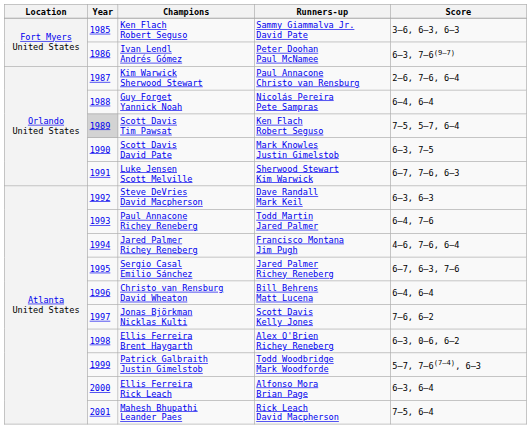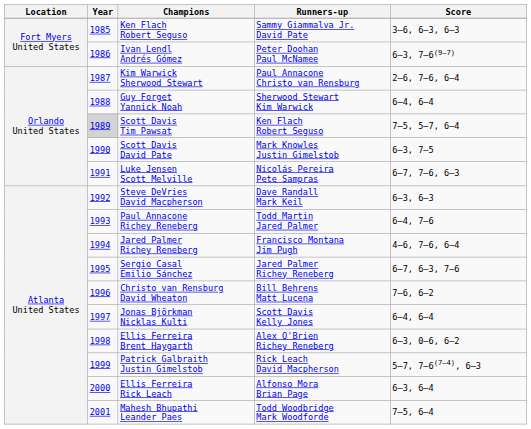(295, 102) Nicolás Pereira Pete Sampras -> (298, 102) Sherwood Stewart Kim Warwick
(298, 174) Sherwood Stewart Kim Warwick -> (295, 174) Nicolás Pereira Pete Sampras
(413, 293) 6–4, 6–4 -> (413, 293) 7–6, 6–2
(413, 317) 7–6, 6–2 -> (413, 317) 6–4, 6–4
(295, 365) Todd Woodbridge Mark Woodforde -> (298, 365) Rick Leach David Macpherson
(298, 412) Rick Leach David Macpherson -> (295, 412) Todd Woodbridge Mark Woodforde
